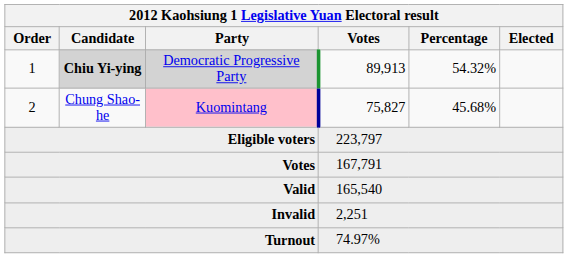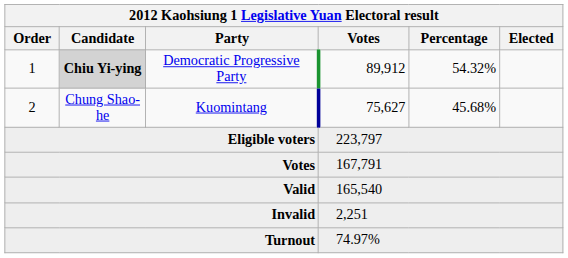(231, 68) lightgrey background -> (231, 68) no background
(386, 68) 89,913 -> (386, 68) 89,912
(231, 107) pink background -> (231, 107) no background
(386, 107) 75,827 -> (386, 107) 75,627
